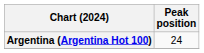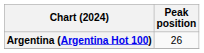(176, 40) 24 -> (176, 40) 26
